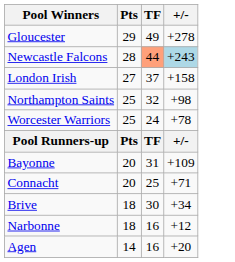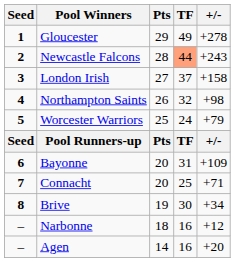+ column: (21, 15)
(181, 57) lightblue background -> (214, 57) no background
(129, 99) 25 -> (162, 99) 26
(181, 120) +78 -> (214, 120) +79
(129, 204) 18 -> (162, 204) 19
